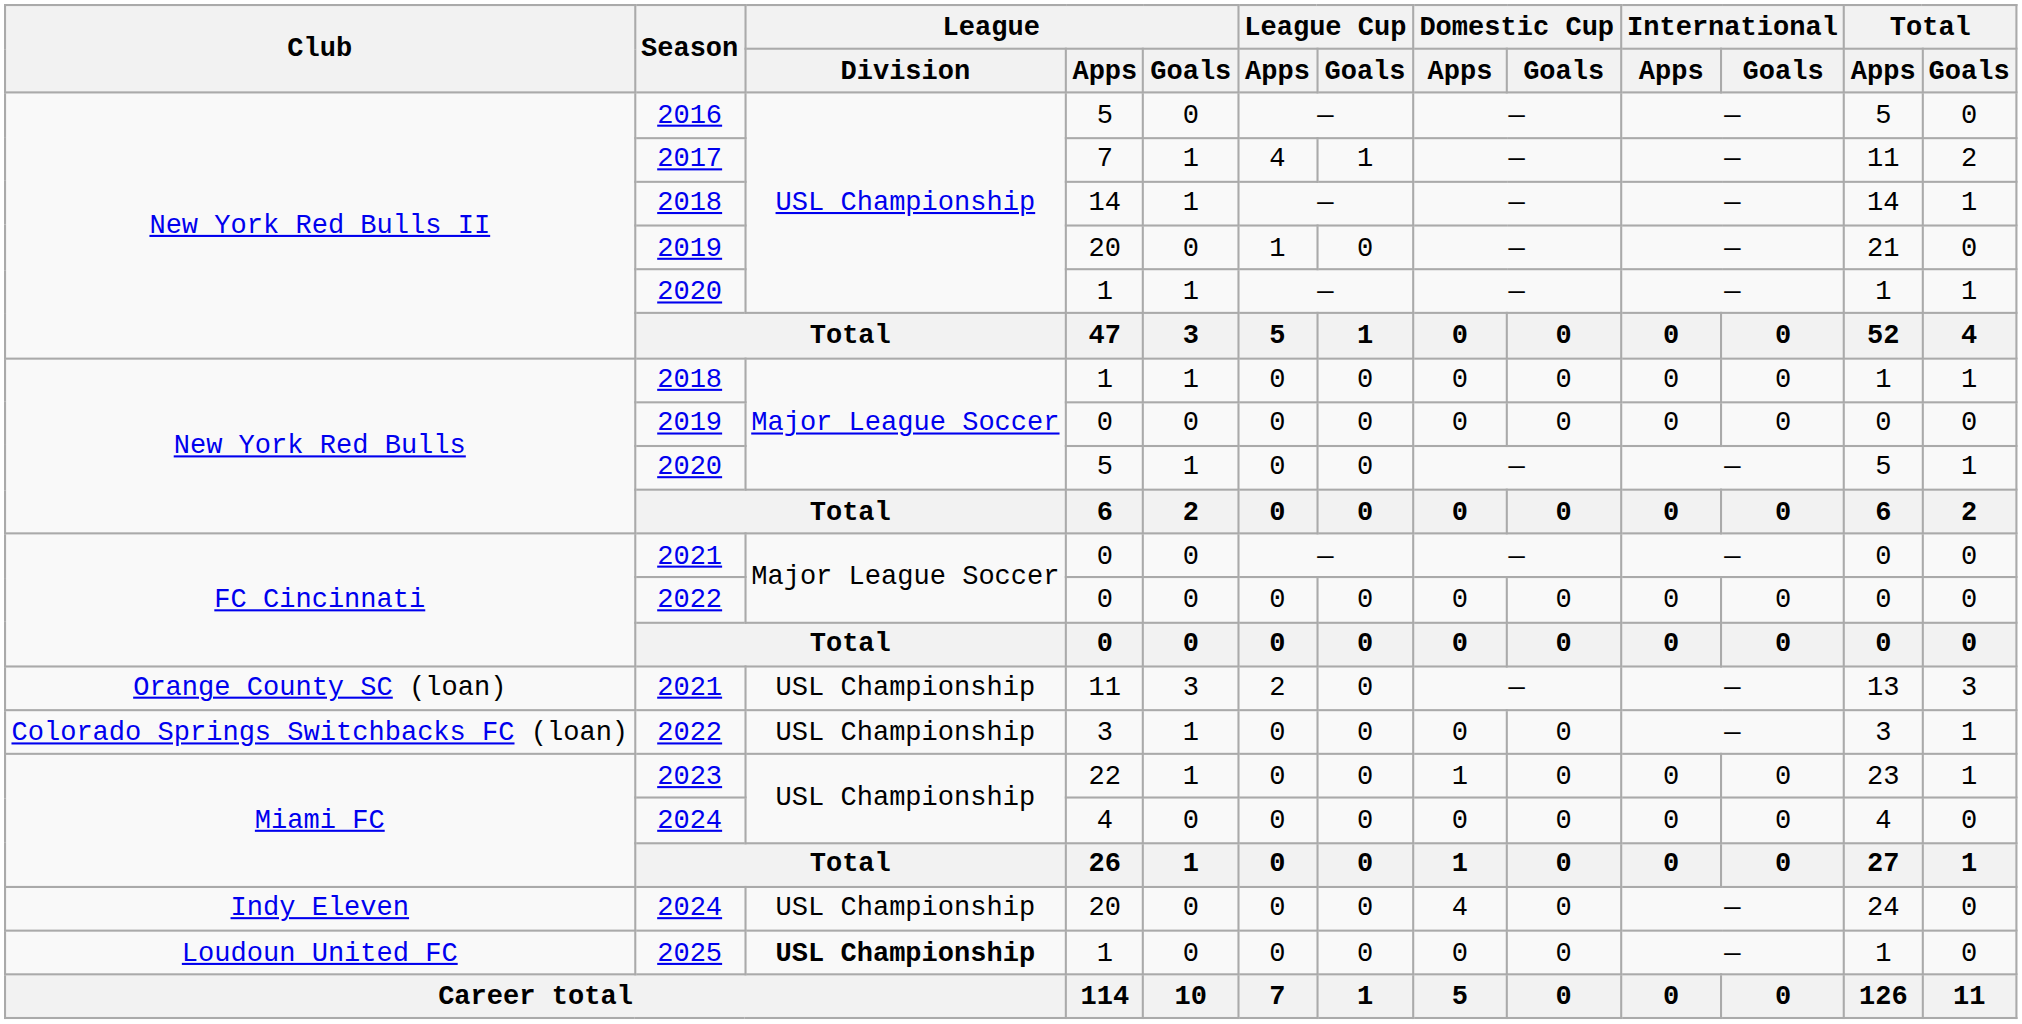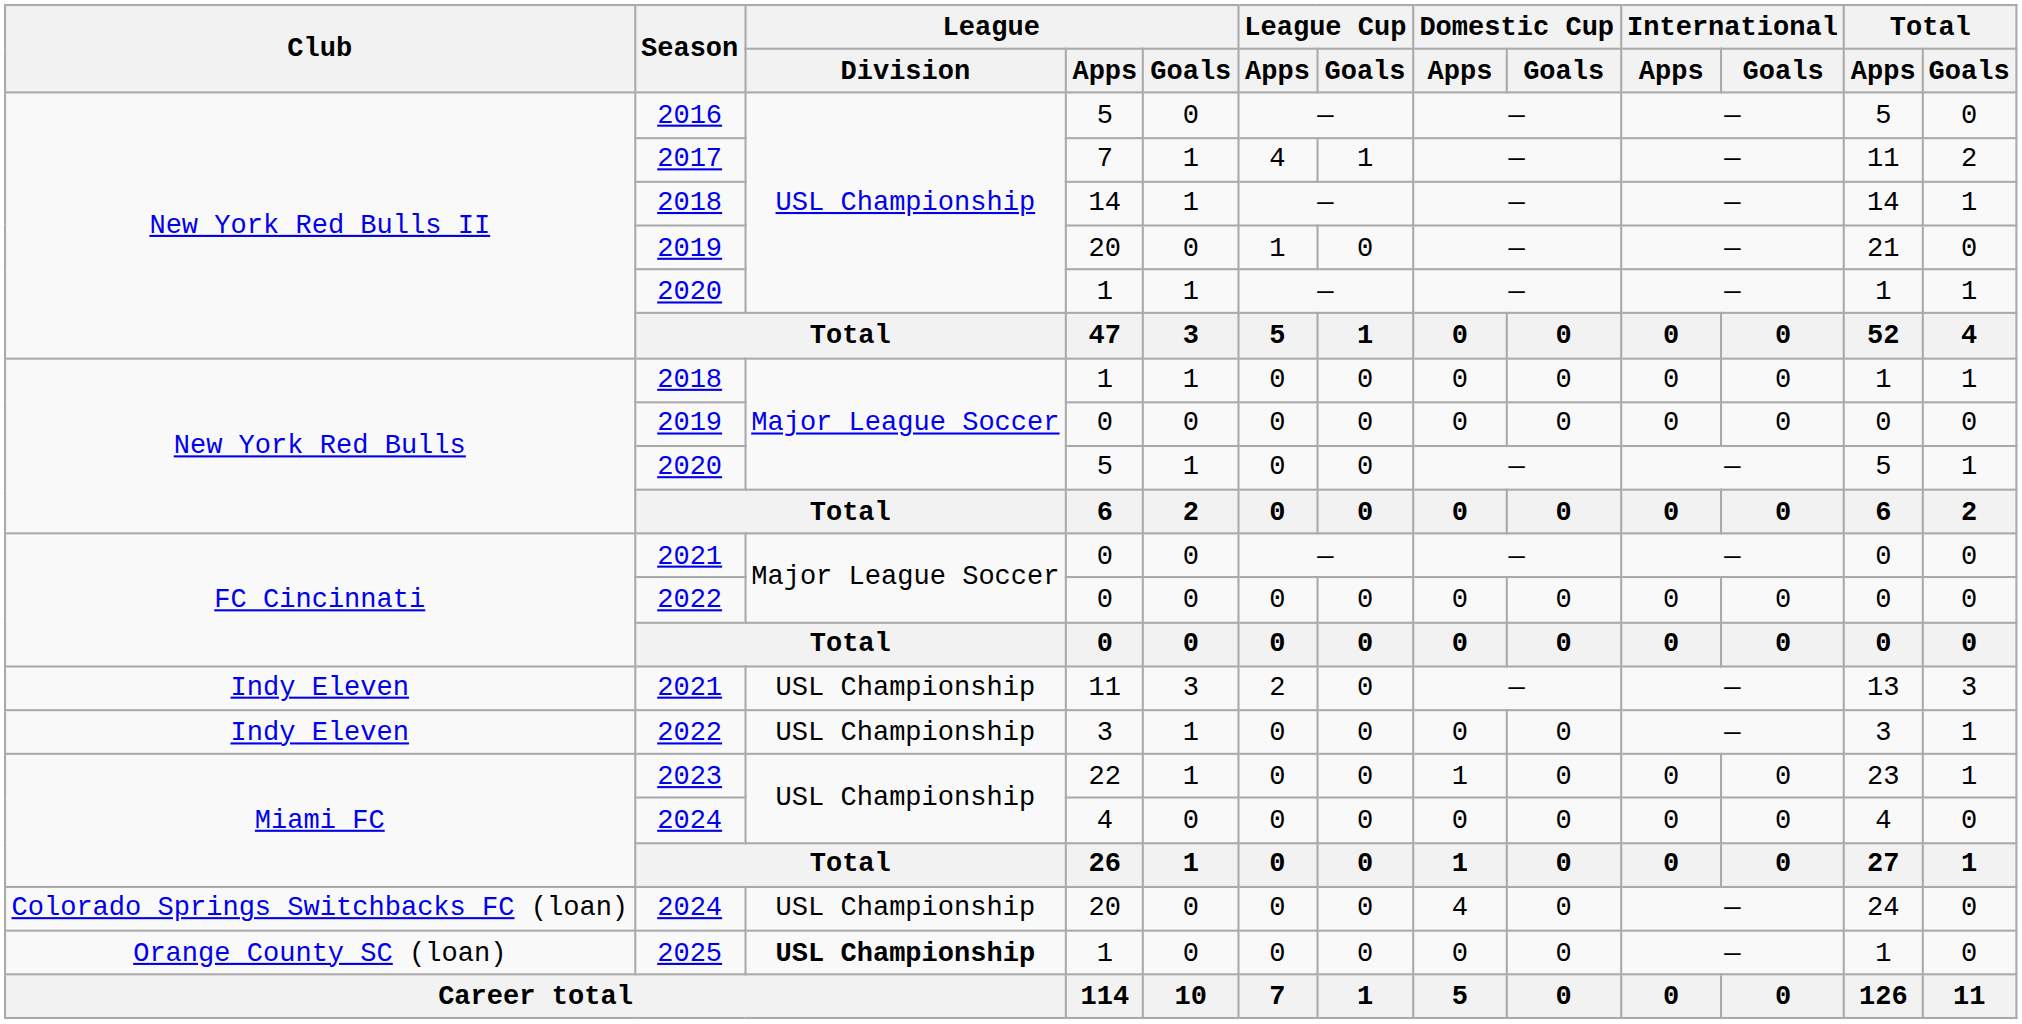(320, 688) Orange County SC (loan) -> (320, 688) Indy Eleven
(320, 732) Colorado Springs Switchbacks FC (loan) -> (320, 732) Indy Eleven
(320, 908) Indy Eleven -> (320, 908) Colorado Springs Switchbacks FC (loan)
(320, 953) Loudoun United FC -> (320, 953) Orange County SC (loan)
